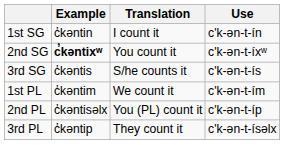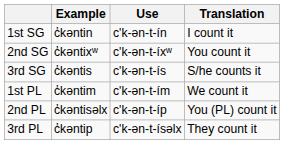columns swapped: (242, 14) <-> (158, 14)
(78, 52) bold -> (76, 52) normal
